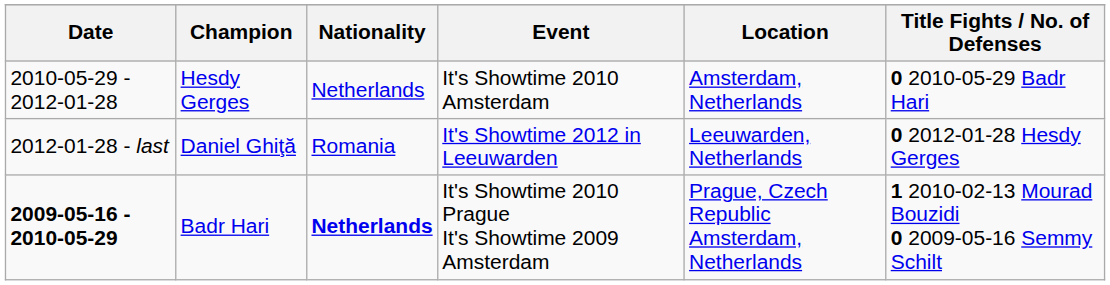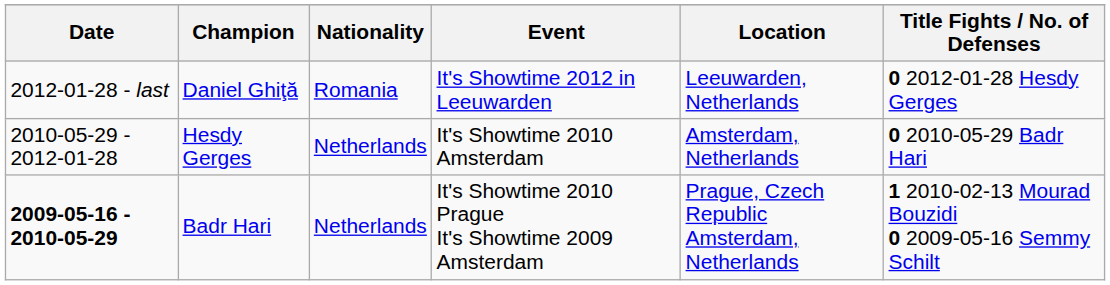rows swapped: (238, 146) <-> (215, 89)
(372, 226) bold -> (370, 226) normal
